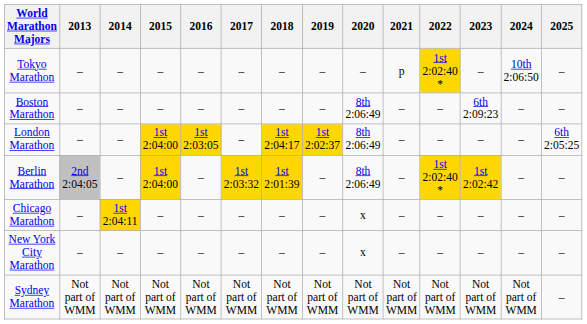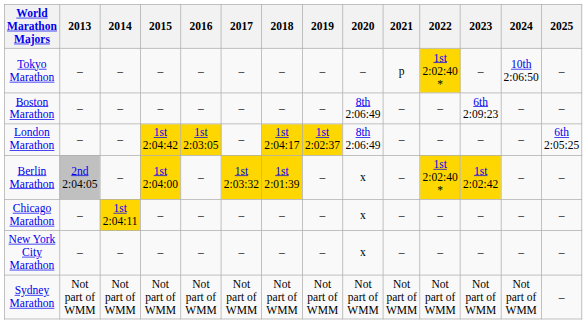(160, 139) 1st 2:04:00 -> (160, 139) 1st 2:04:42
(363, 177) 8th 2:06:49 -> (363, 177) x
